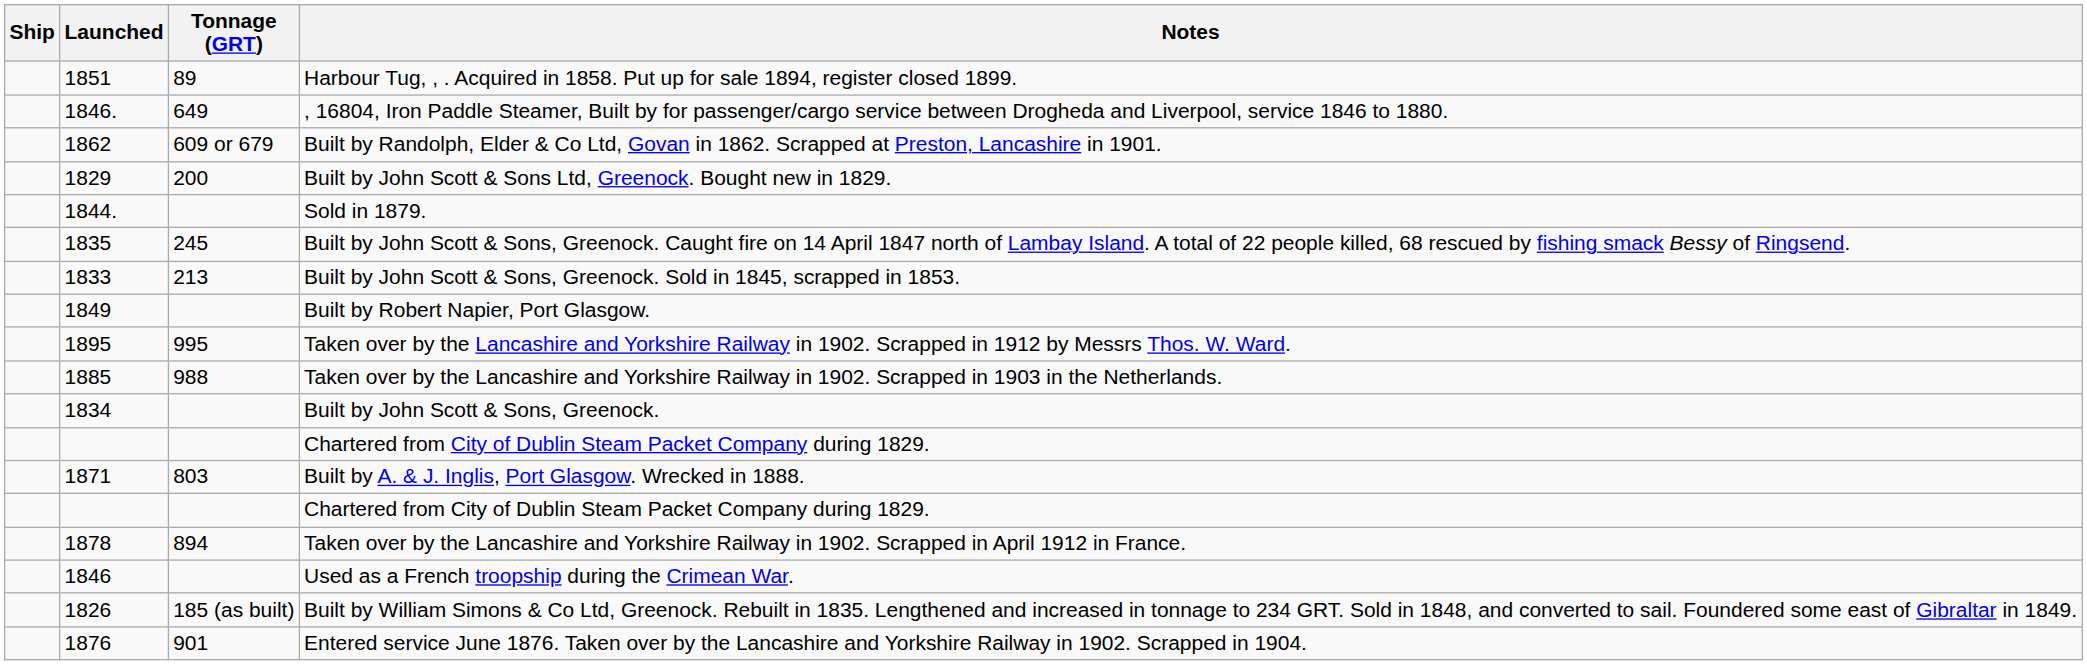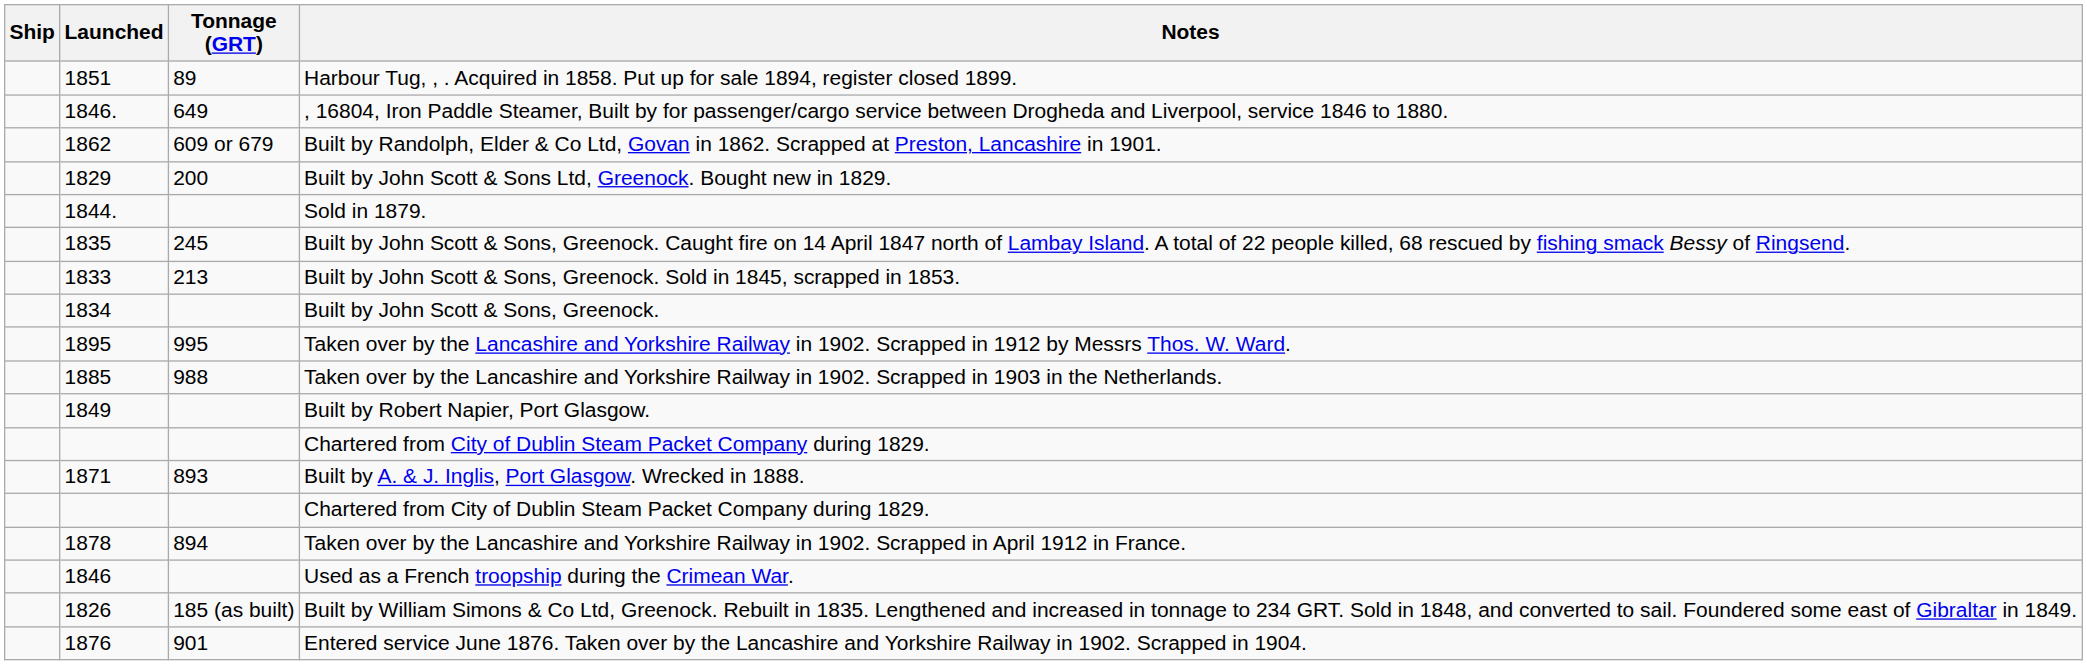rows swapped: (88, 410) <-> (88, 310)
(191, 476) 803 -> (191, 476) 893
